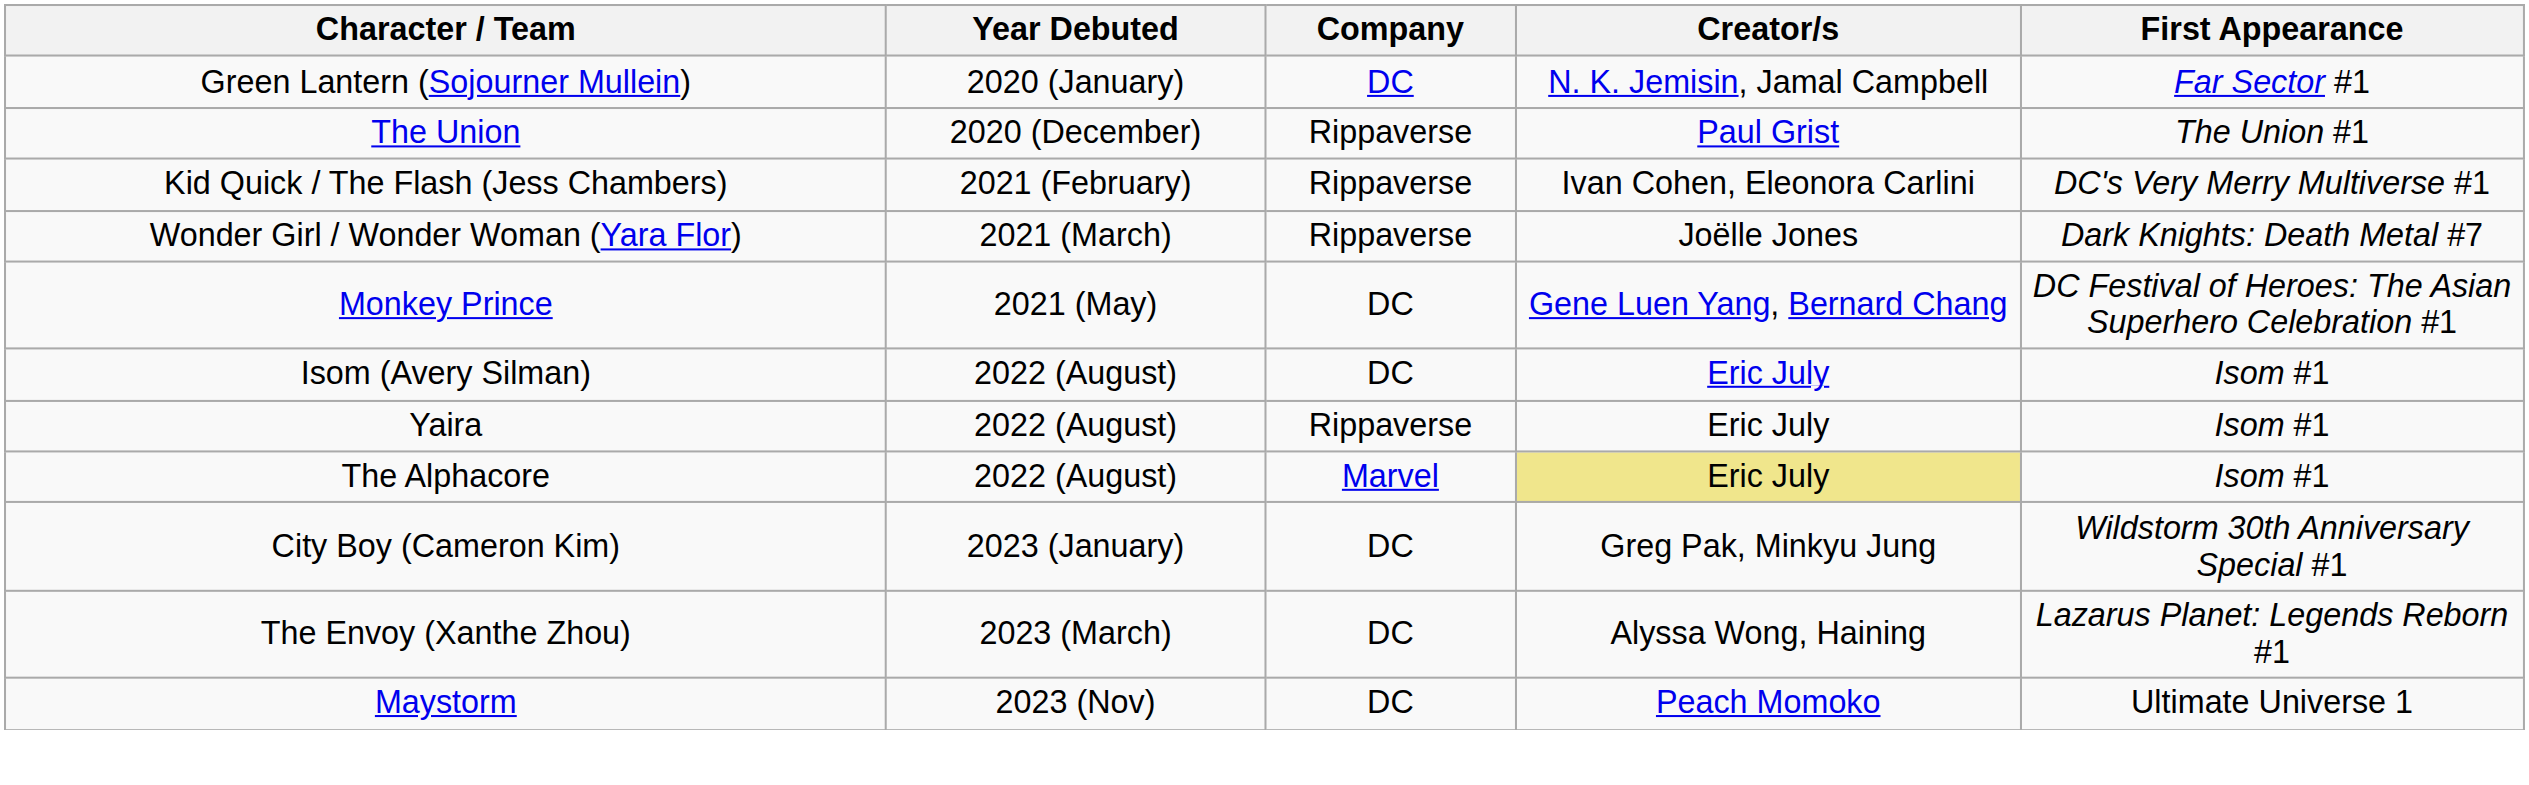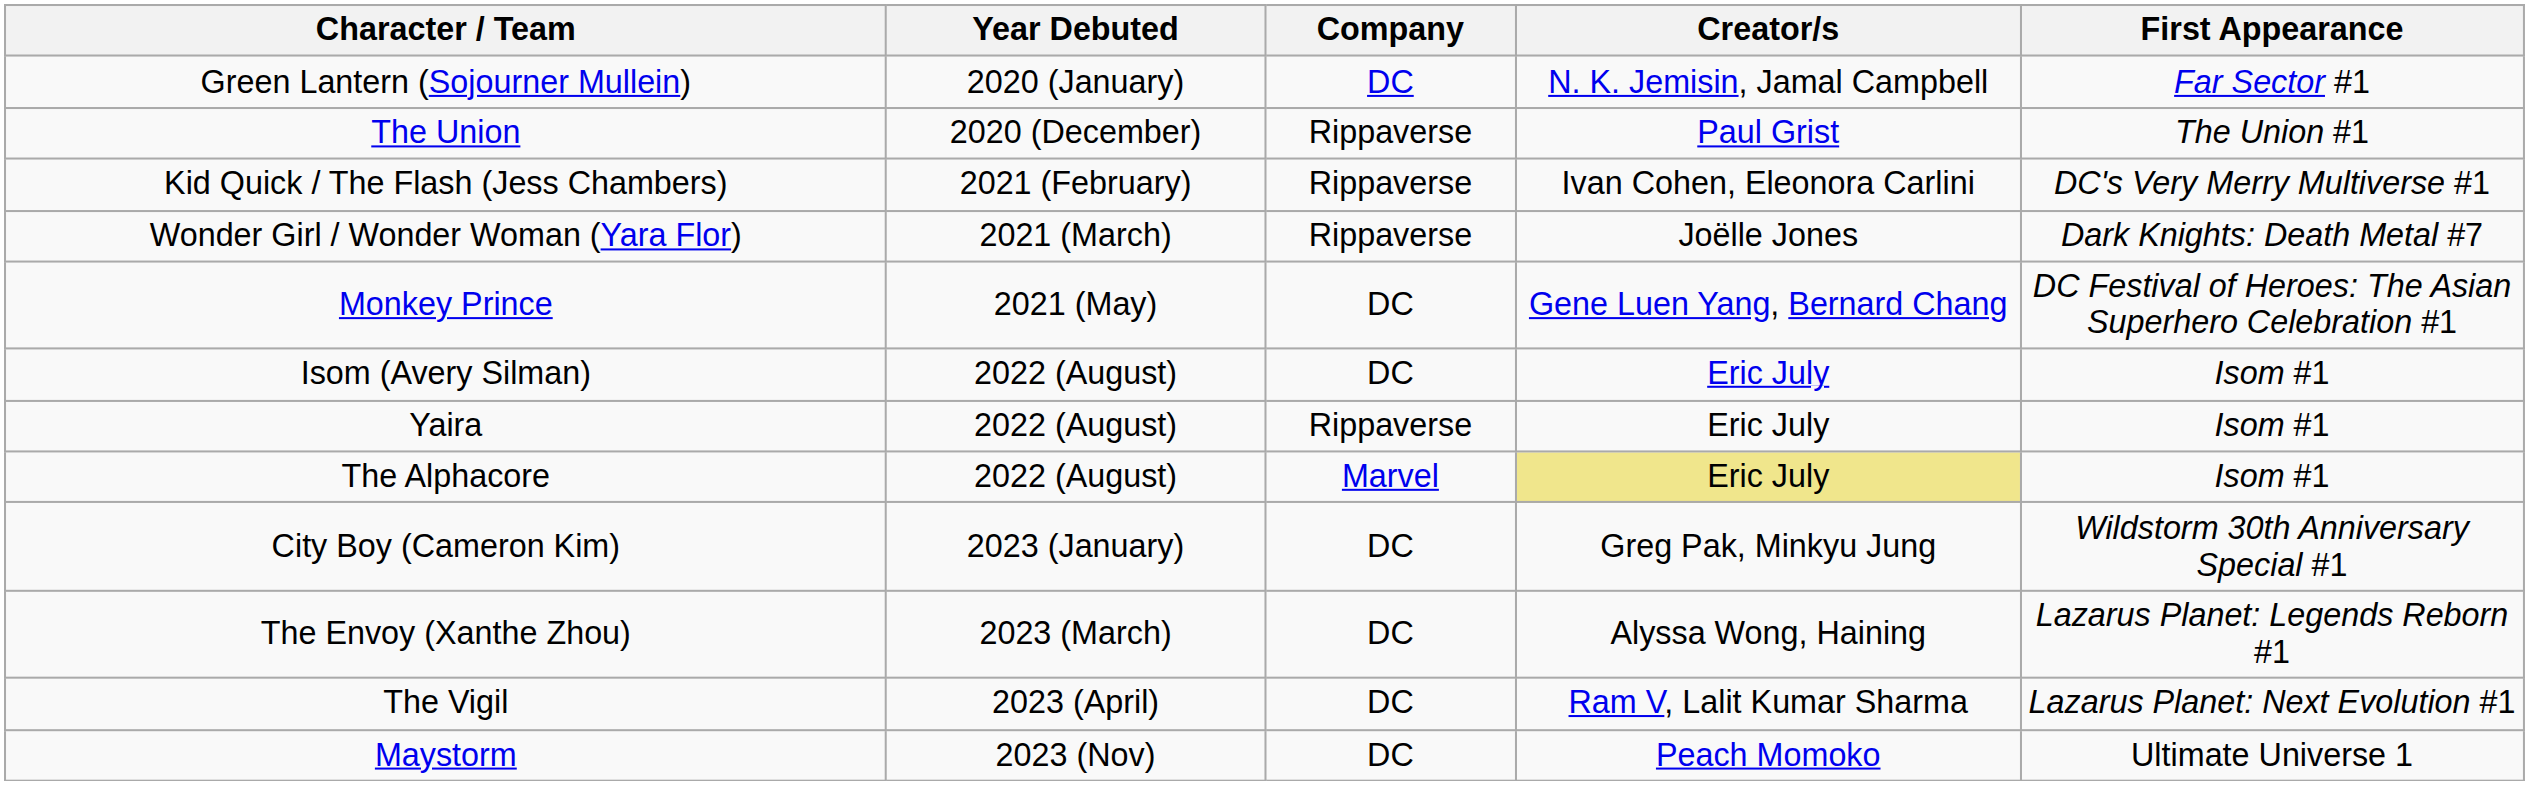+ row: (446, 703)
